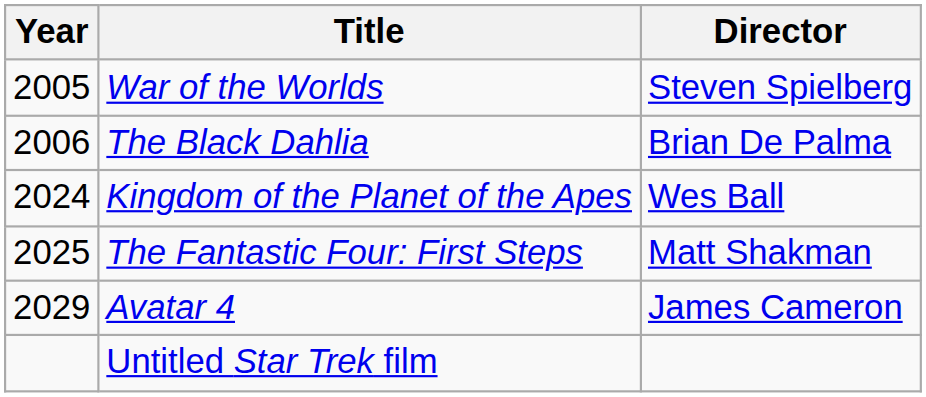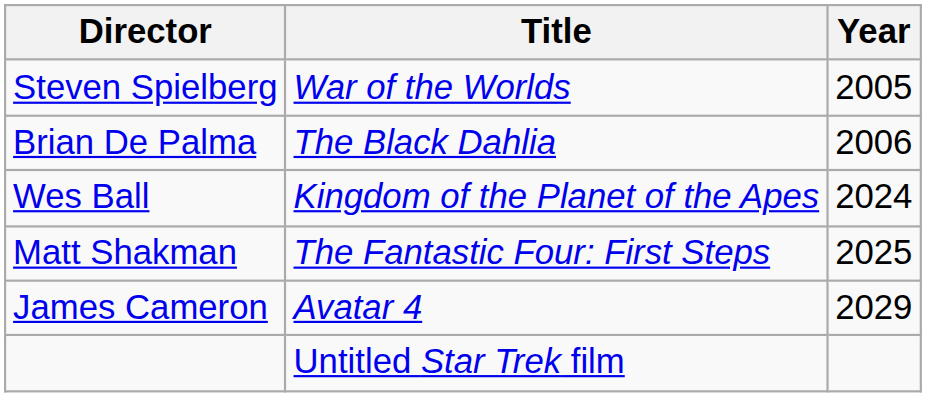columns swapped: (52, 32) <-> (780, 32)
